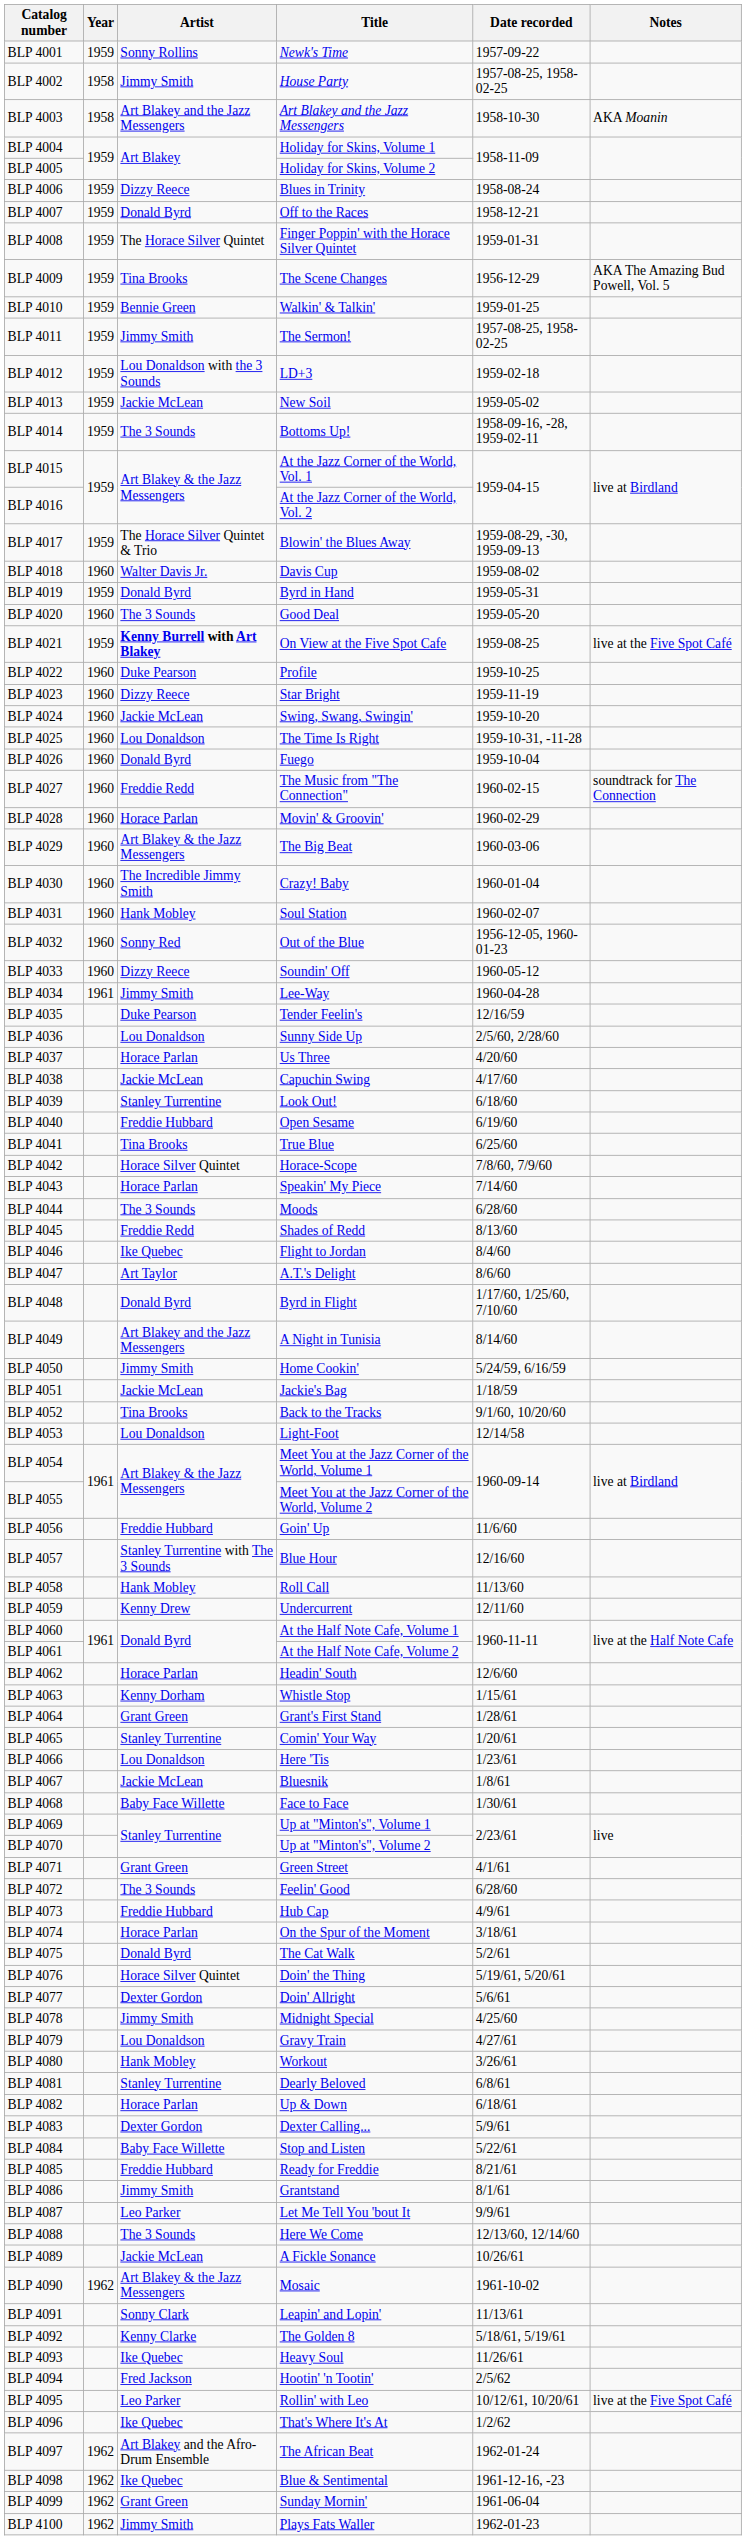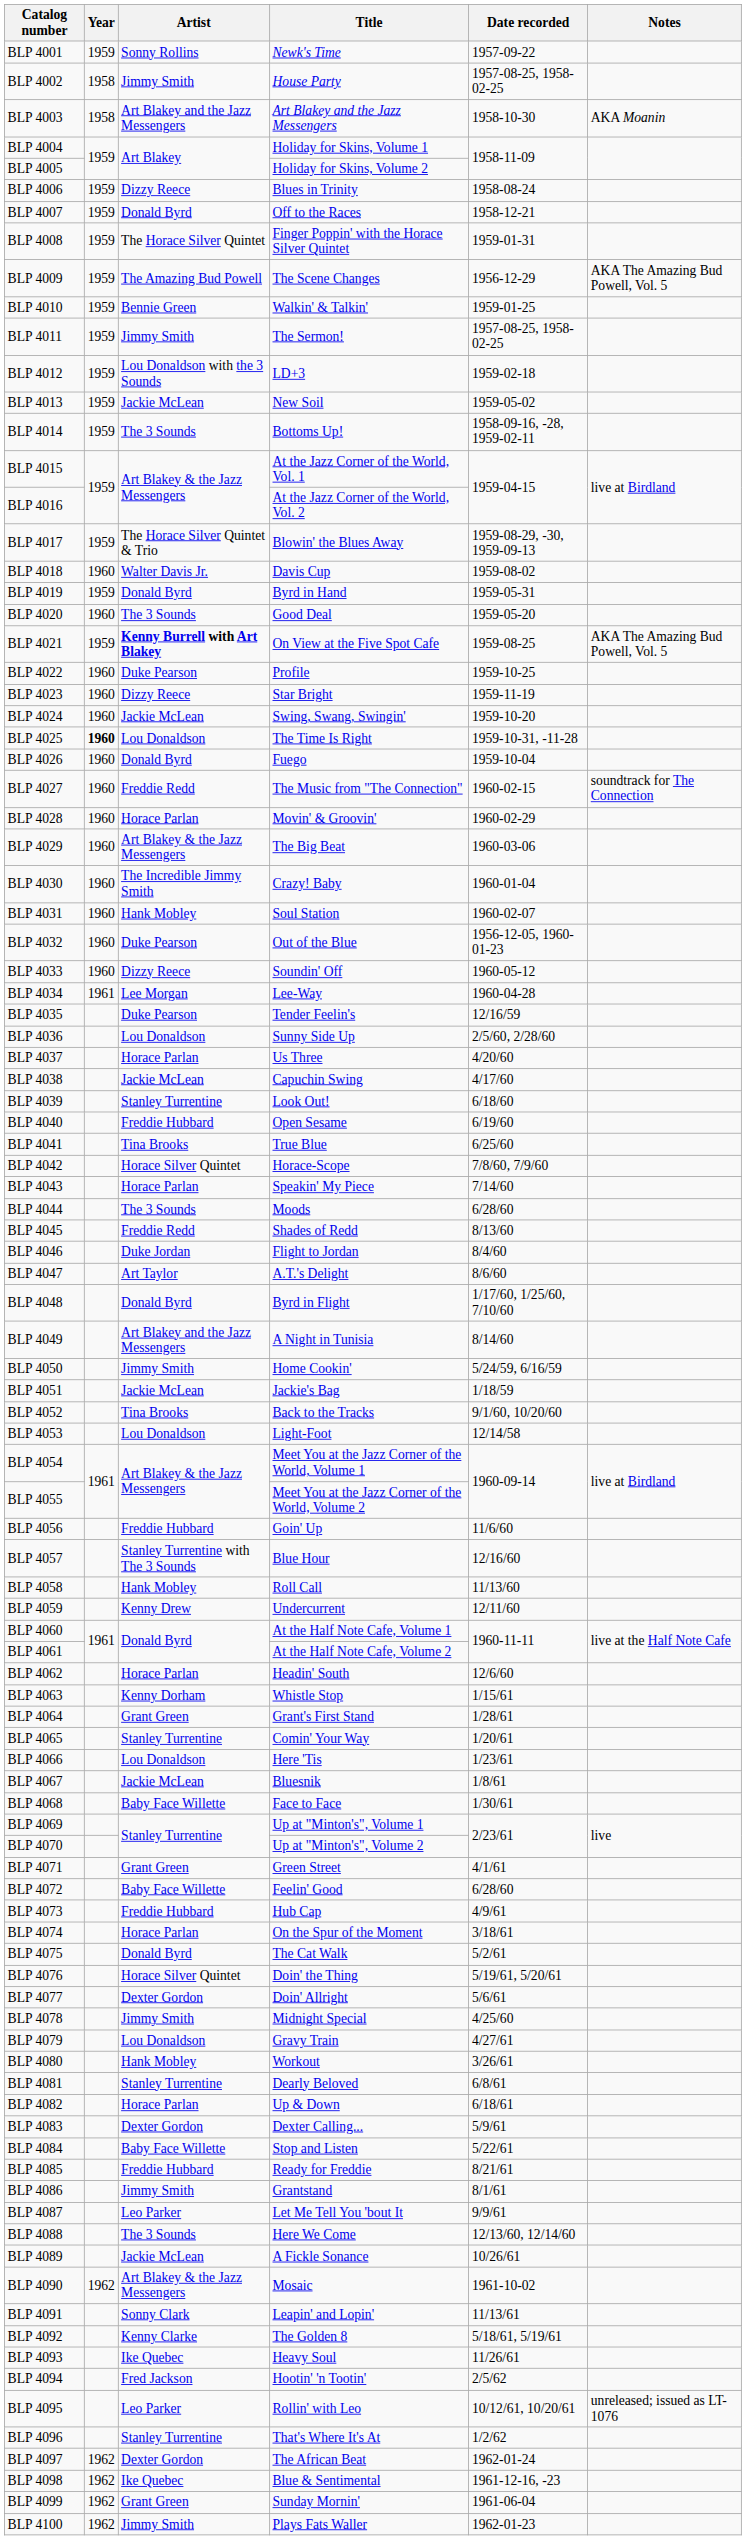(154, 278) Tina Brooks -> (192, 278) The Amazing Bud Powell
(662, 644) live at the Five Spot Café -> (657, 644) AKA The Amazing Bud Powell, Vol. 5
(101, 738) normal -> (101, 738) bold
(150, 942) Sonny Red -> (159, 942) Duke Pearson
(157, 993) Jimmy Smith -> (154, 993) Lee Morgan
(152, 1252) Ike Quebec -> (156, 1252) Duke Jordan
(158, 1889) The 3 Sounds -> (173, 1889) Baby Face Willette
(662, 2400) live at the Five Spot Café -> (659, 2408) unreleased; issued as LT-1076
(152, 2422) Ike Quebec -> (172, 2437) Stanley Turrentine
(188, 2451) Art Blakey and the Afro-Drum Ensemble -> (162, 2459) Dexter Gordon
